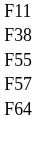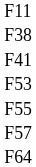+ row: (18, 60)
+ row: (18, 84)
